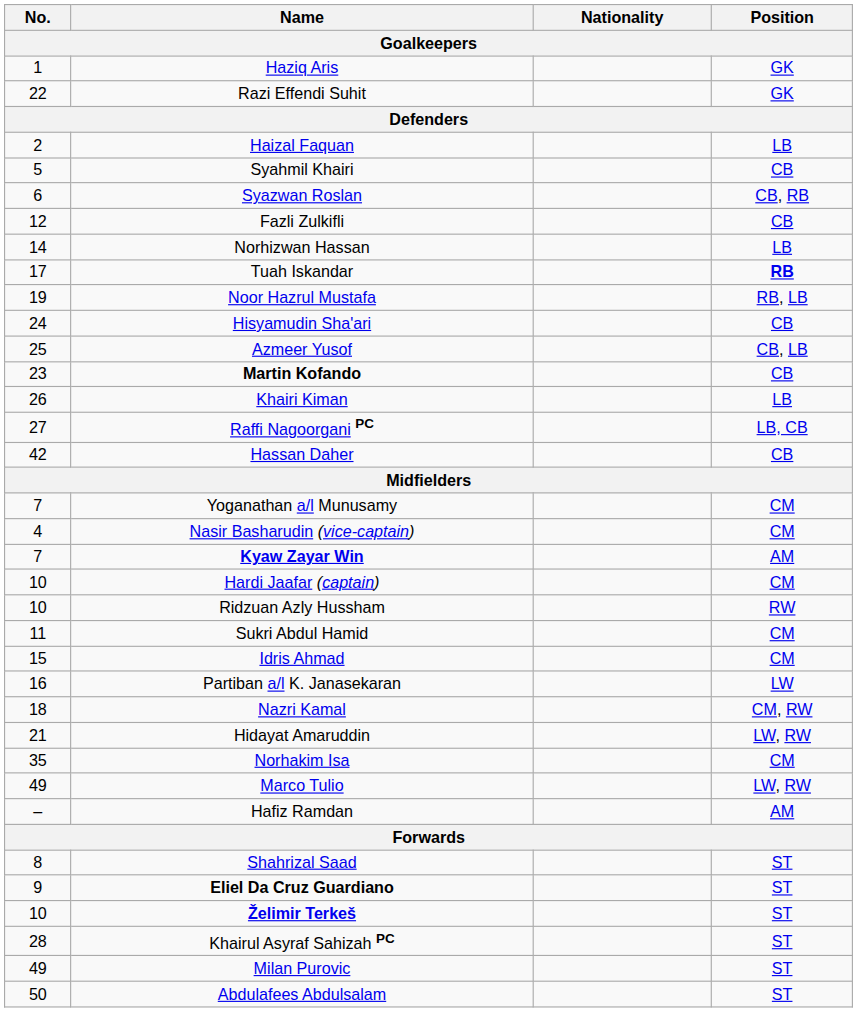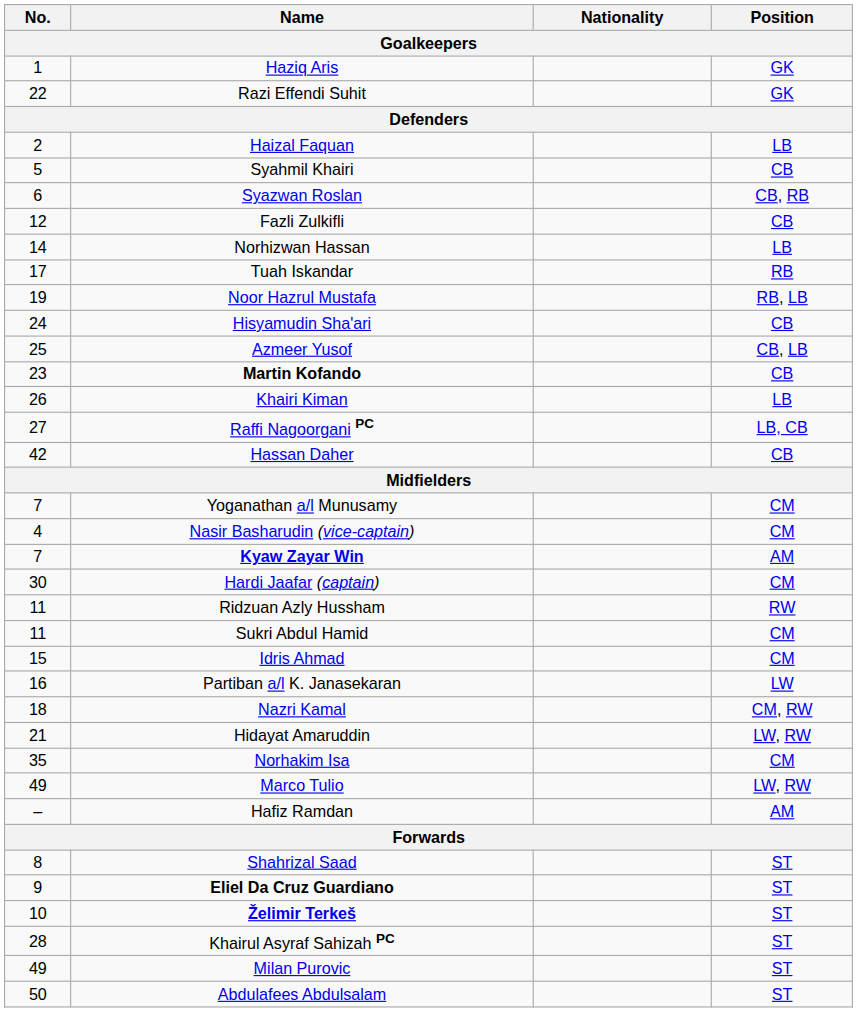(782, 272) bold -> (782, 272) normal
(38, 583) 10 -> (38, 583) 30
(38, 608) 10 -> (38, 608) 11
